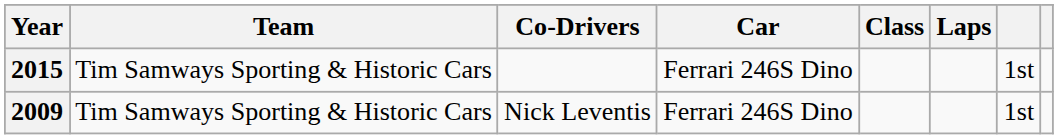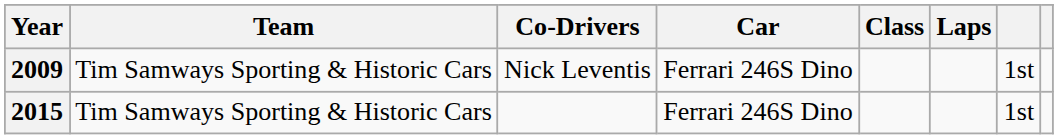rows swapped: (37, 112) <-> (37, 69)
